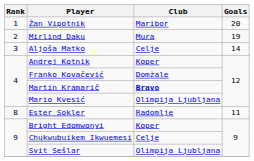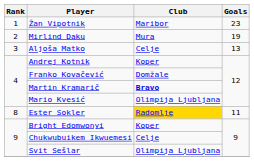(236, 23) 20 -> (236, 23) 23
(236, 49) 14 -> (236, 49) 13
(154, 112) no background -> (154, 112) gold background
